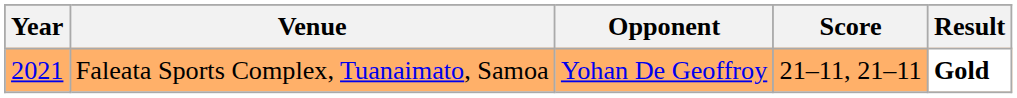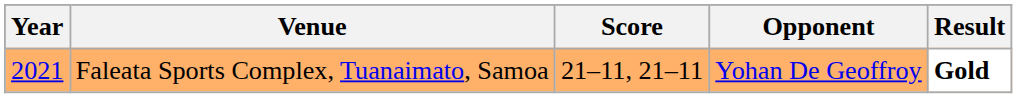columns swapped: (664, 26) <-> (851, 26)
